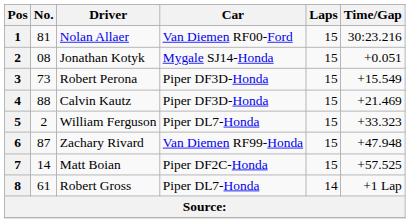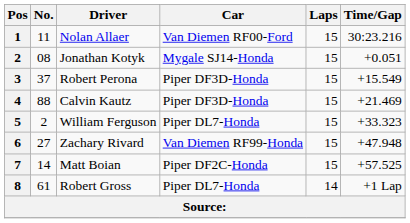(44, 36) 81 -> (44, 36) 11
(44, 79) 73 -> (44, 79) 37
(44, 143) 87 -> (44, 143) 27
